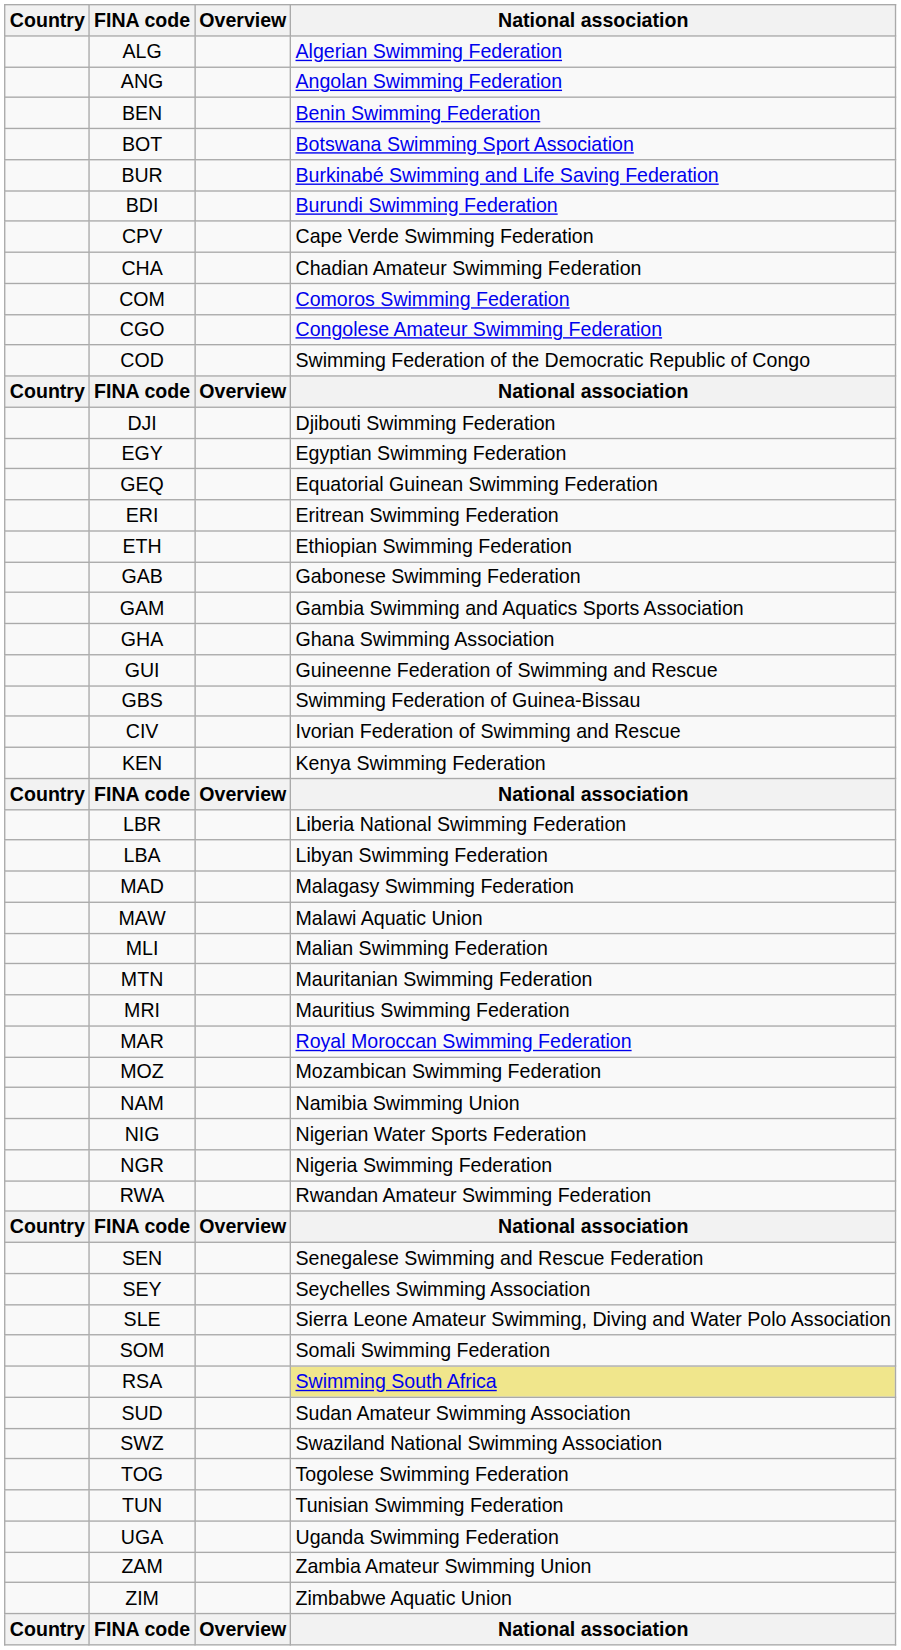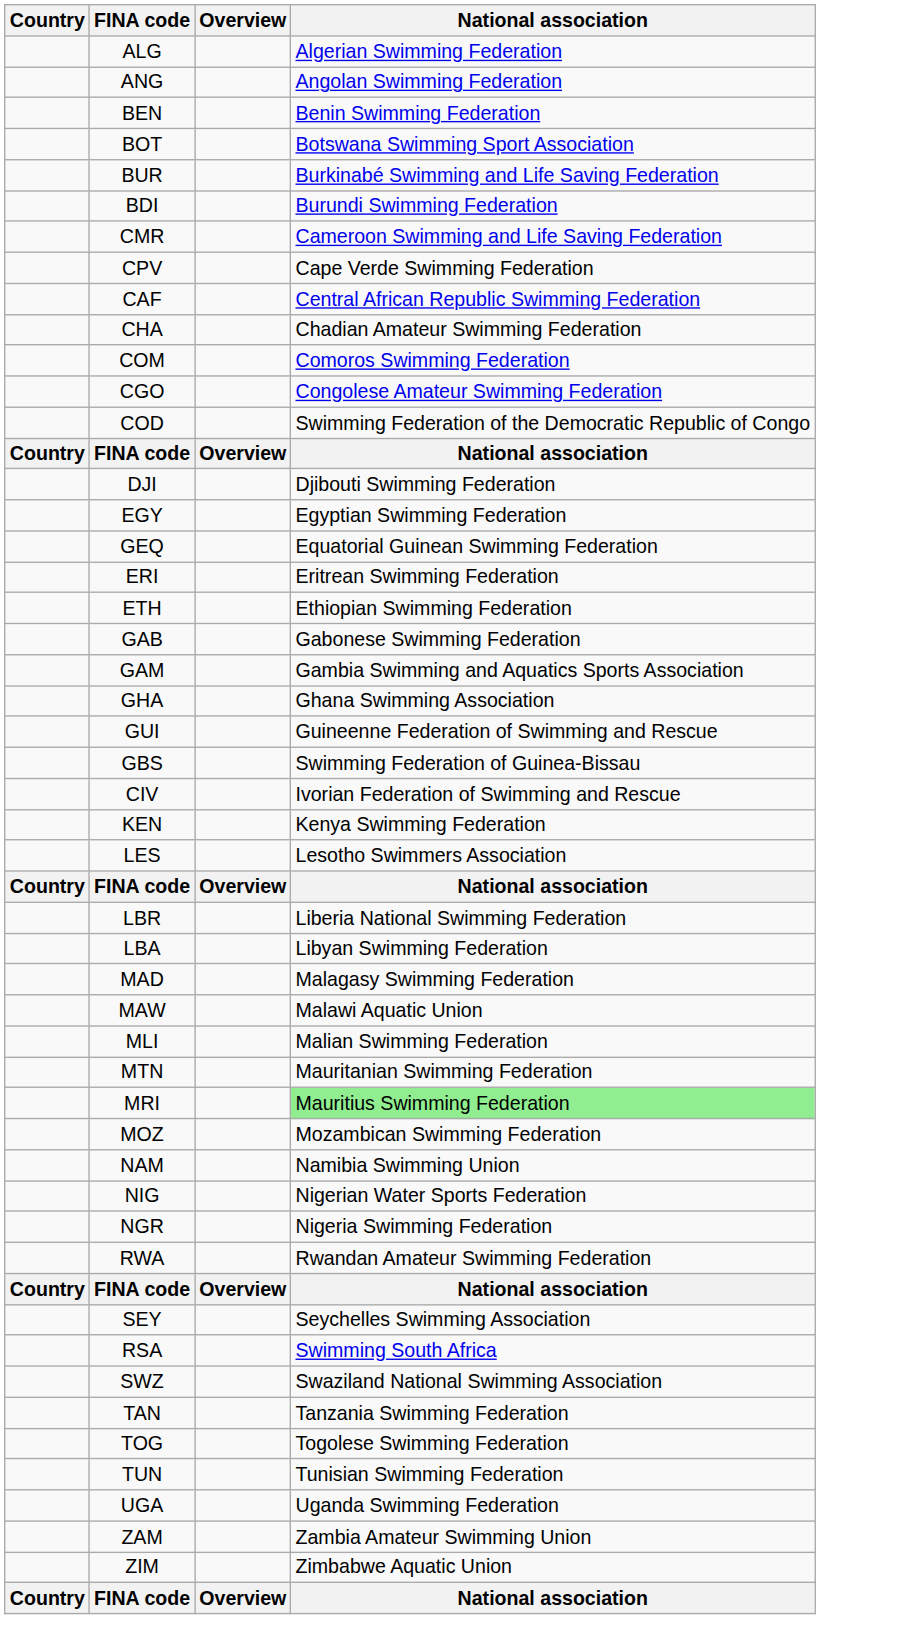+ row: (142, 237)
+ row: (142, 299)
+ row: (142, 856)
(433, 1011) no background -> (433, 1103) lightgreen background
- row: (142, 1042)
- row: (142, 1258)
- row: (142, 1320)
- row: (142, 1351)
(396, 1382) khaki background -> (396, 1351) no background
- row: (142, 1413)
+ row: (142, 1413)
